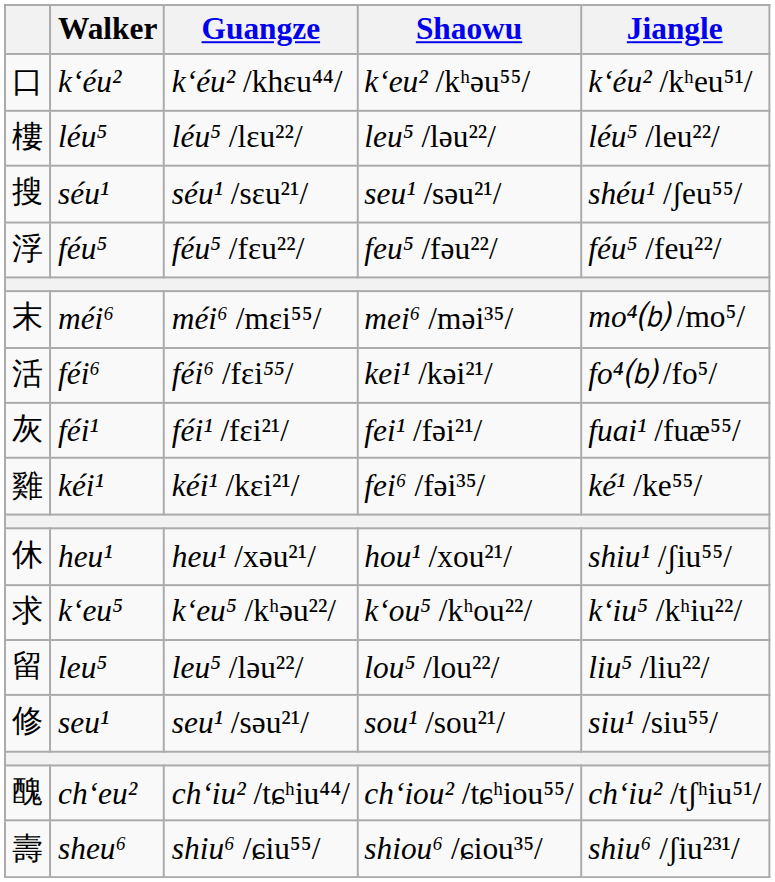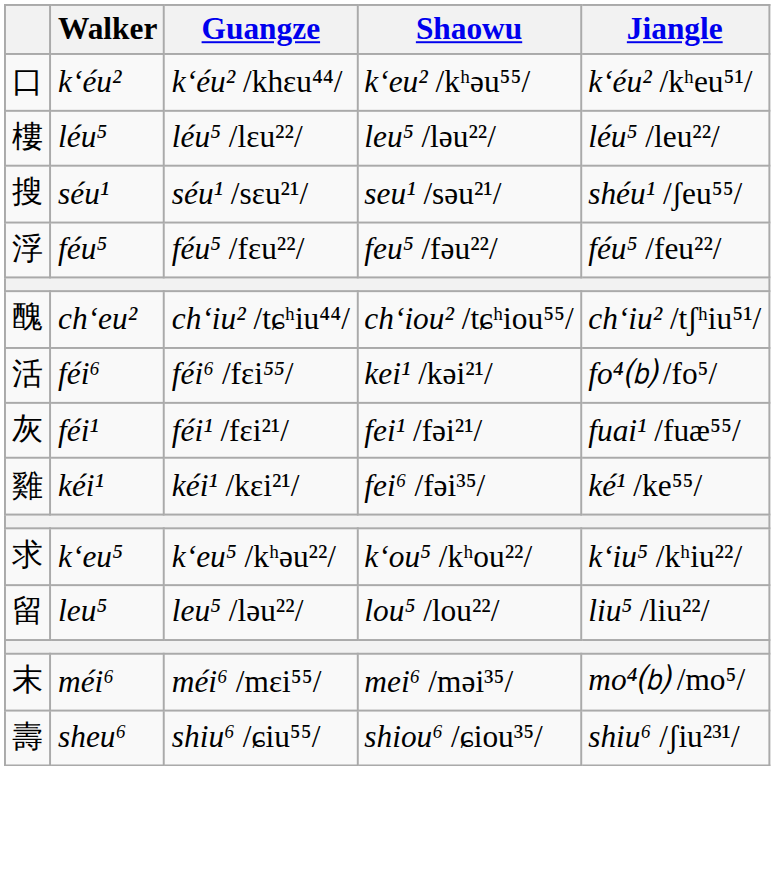rows swapped: (86, 318) <-> (98, 792)
- row: (85, 555)
- row: (84, 722)
